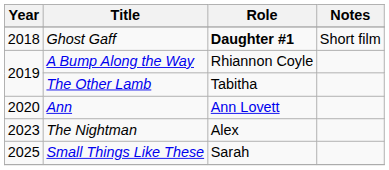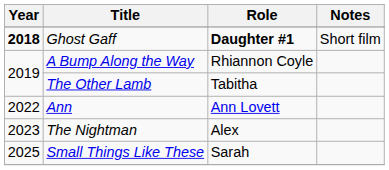(24, 38) normal -> (24, 38) bold
(24, 107) 2020 -> (24, 107) 2022
